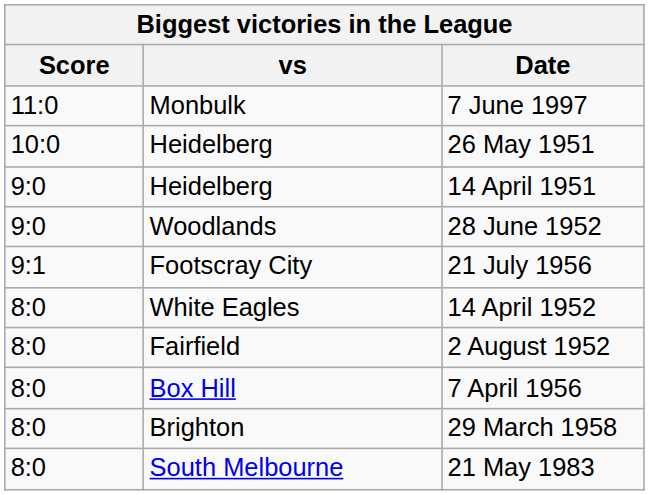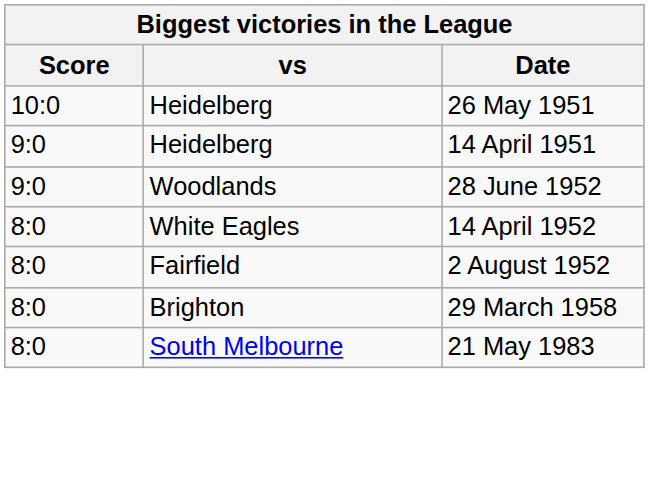- row: (518, 105)
- row: (520, 266)
- row: (515, 387)
